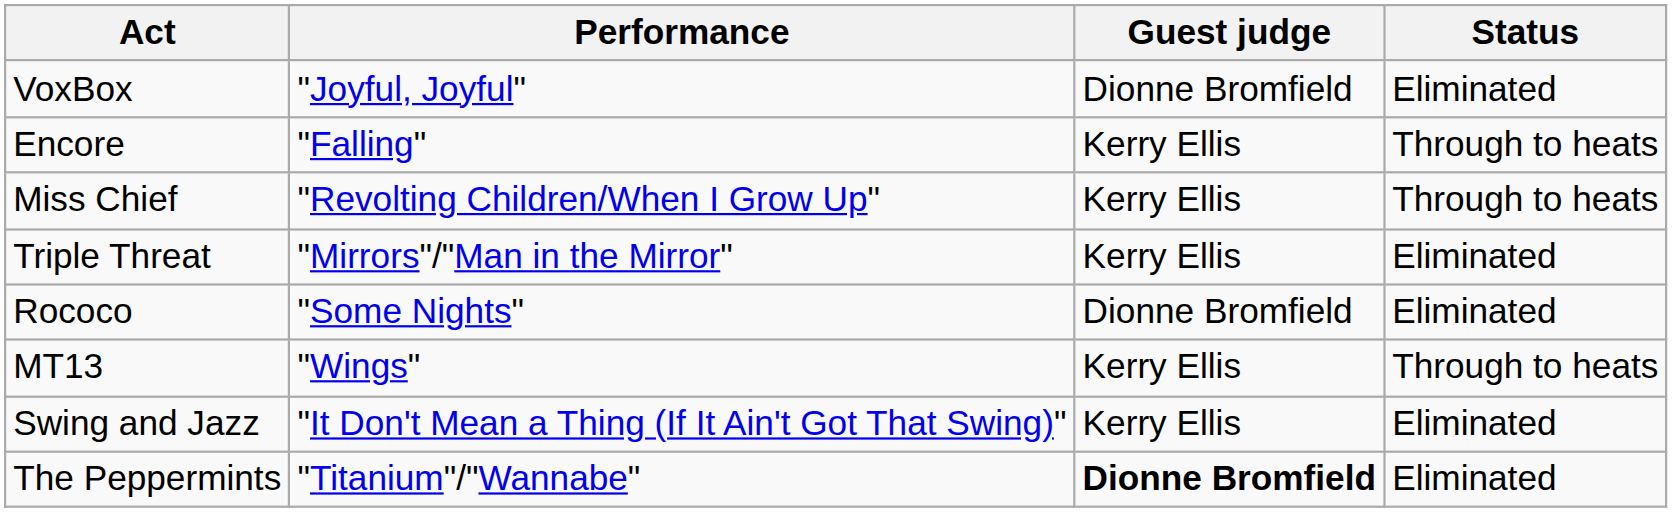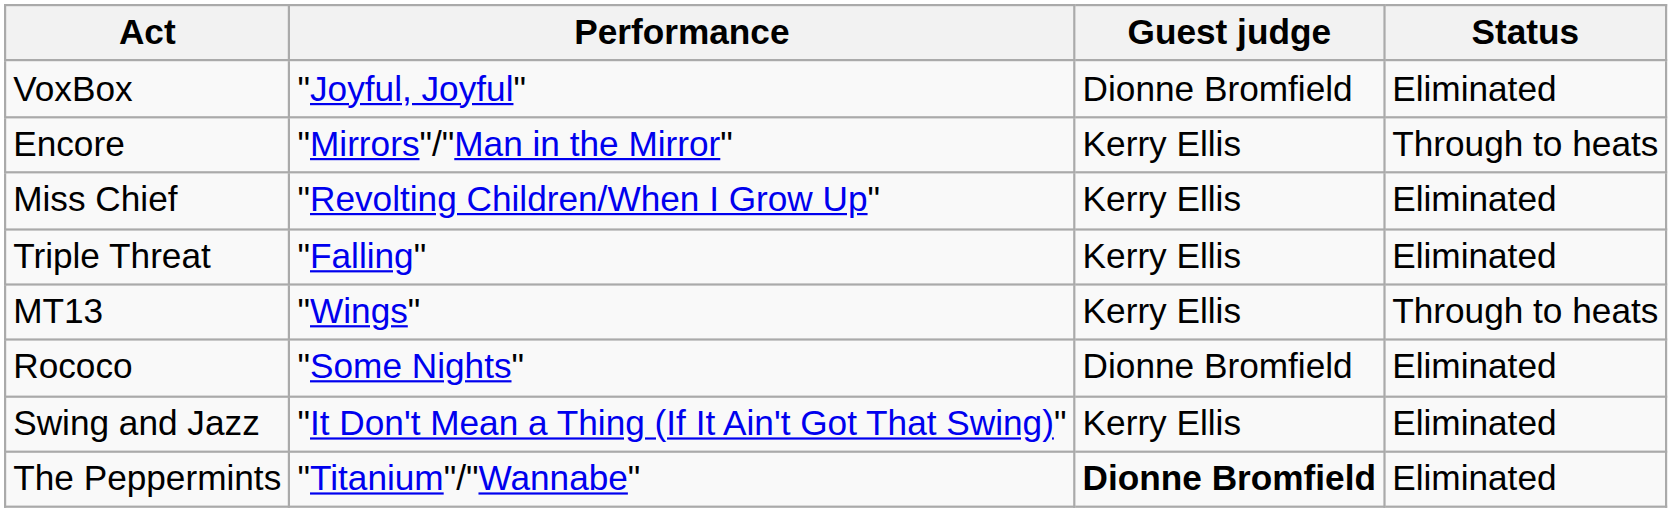(362, 144) "Falling" -> (515, 144) "Mirrors"/"Man in the Mirror"
(1525, 199) Through to heats -> (1474, 199) Eliminated
(515, 255) "Mirrors"/"Man in the Mirror" -> (362, 255) "Falling"
rows swapped: (58, 367) <-> (73, 311)
